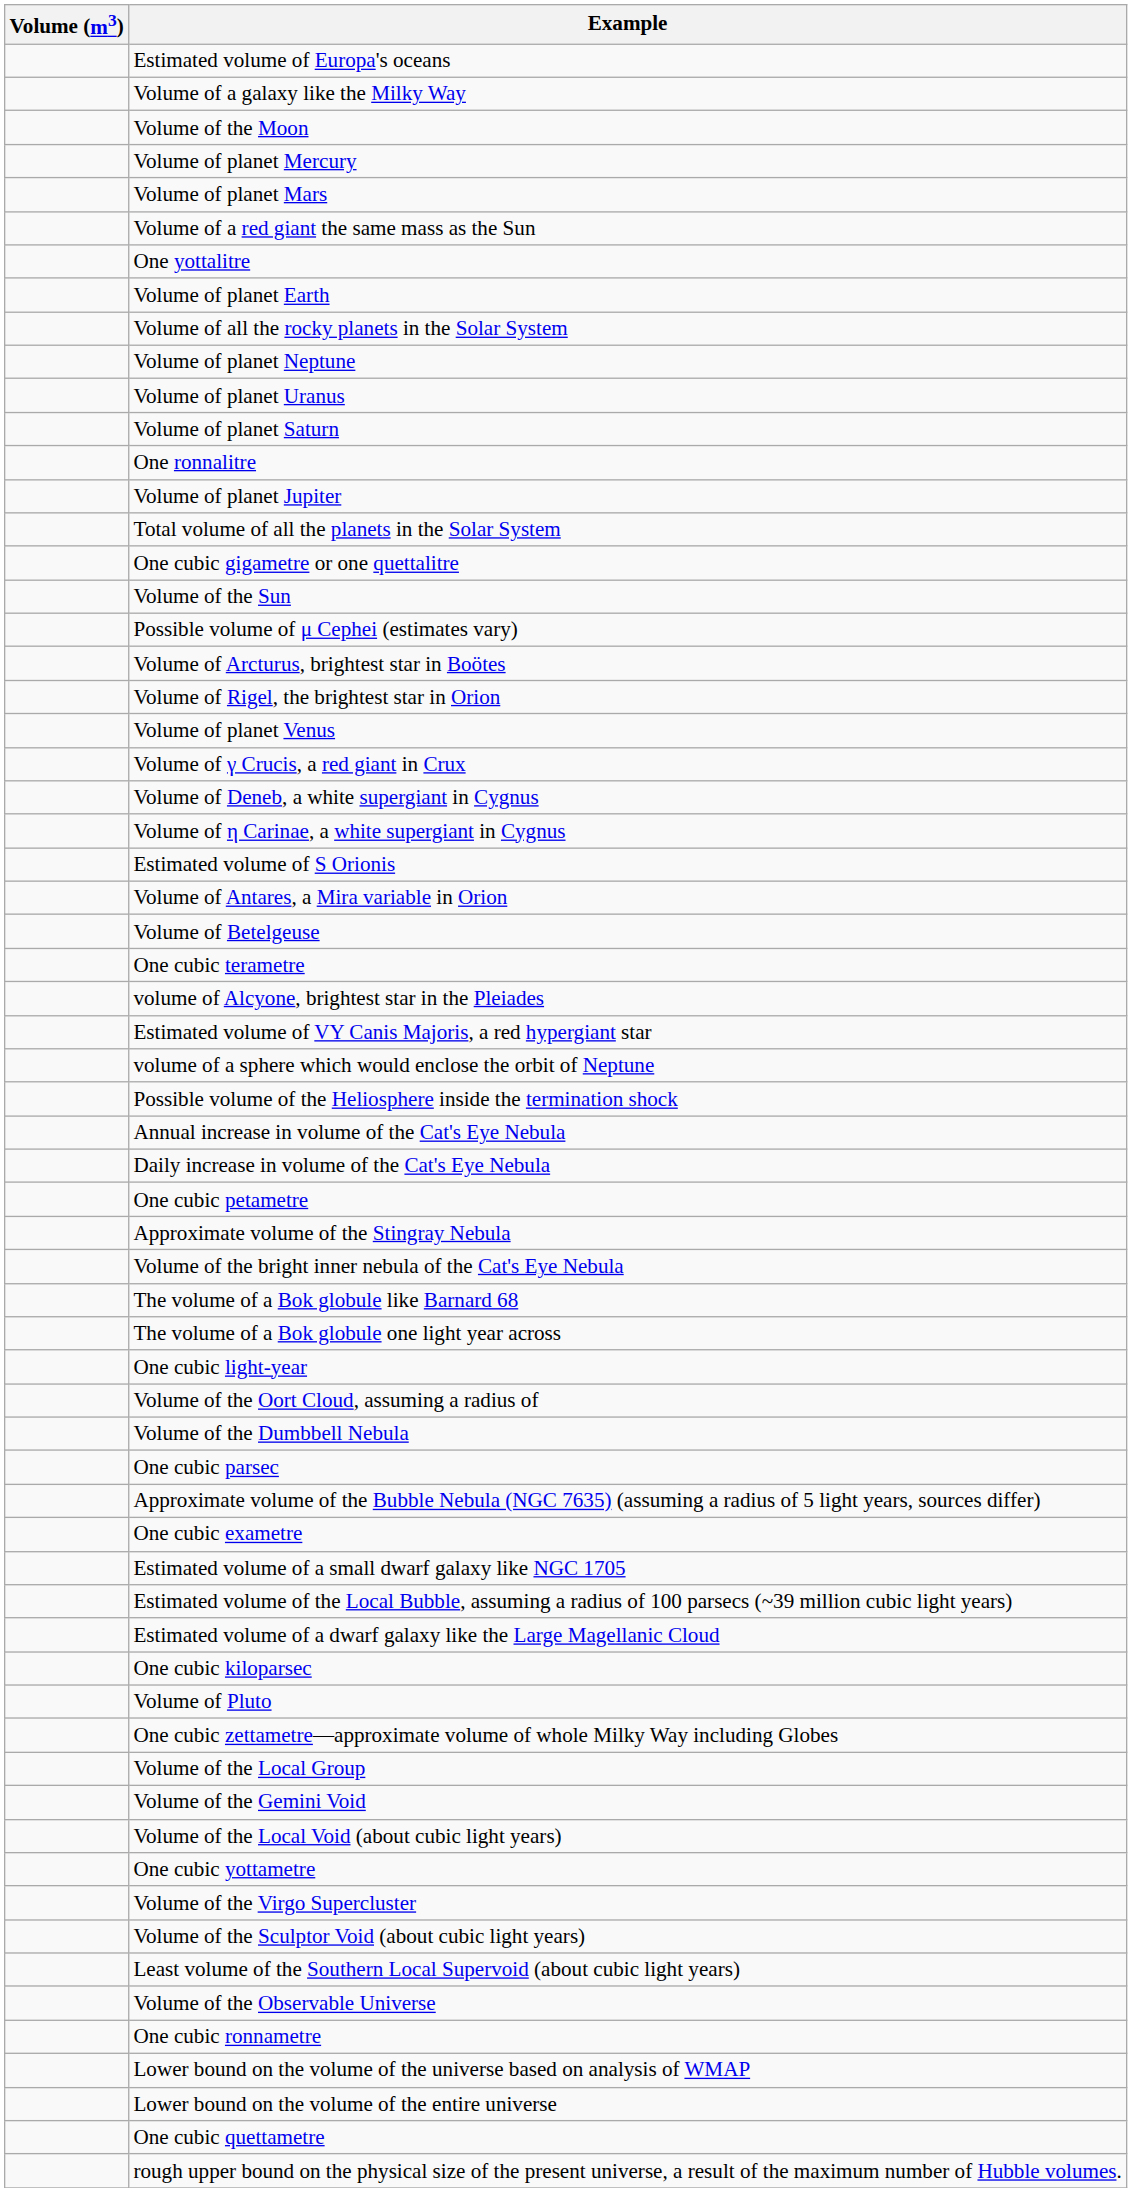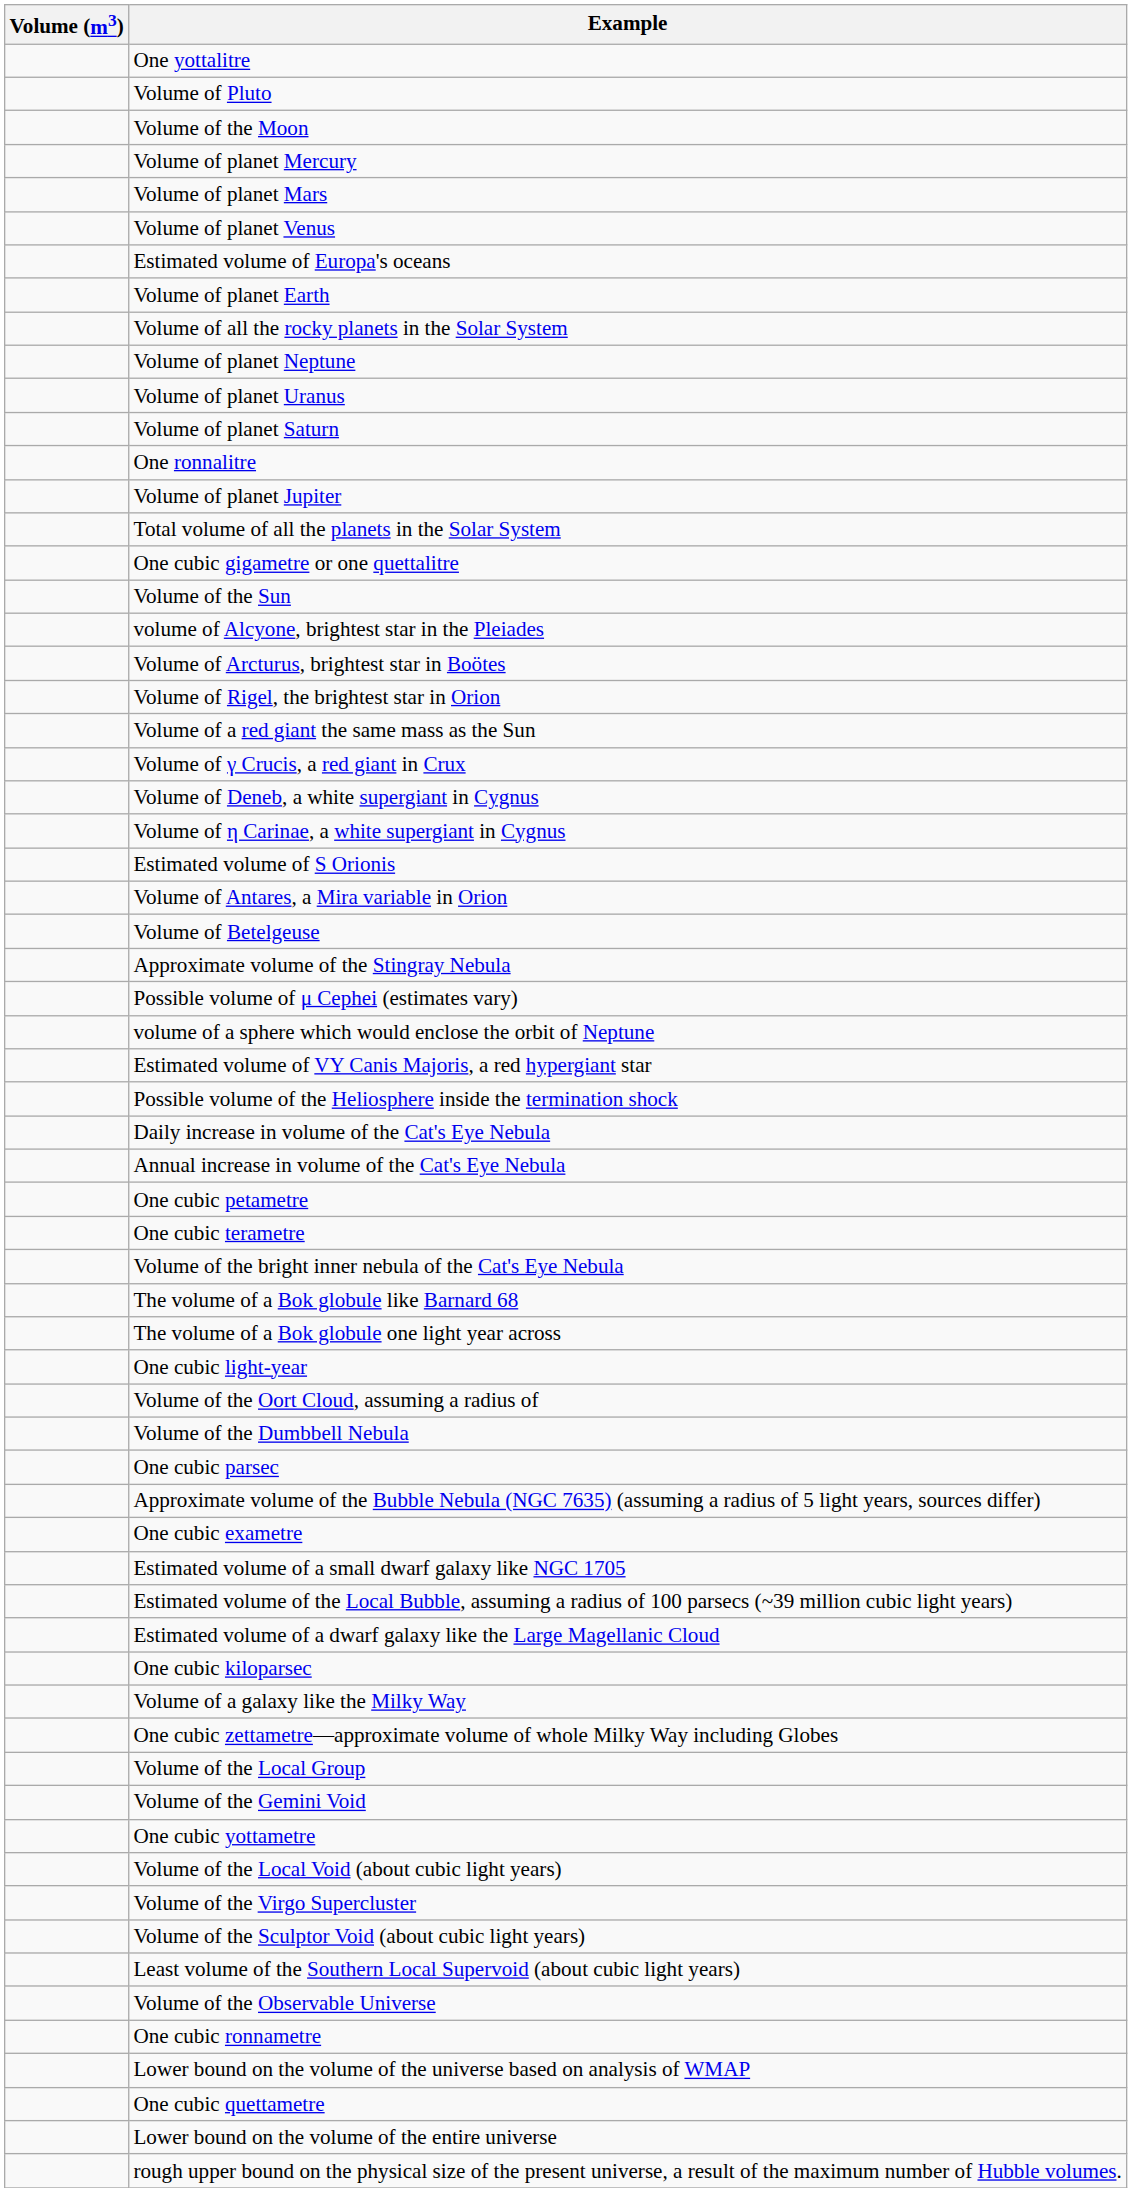rows swapped: (292, 60) <-> (192, 261)
rows swapped: (203, 1701) <-> (300, 93)
rows swapped: (234, 730) <-> (334, 227)
rows swapped: (339, 998) <-> (326, 629)
rows swapped: (219, 964) <-> (322, 1232)
rows swapped: (393, 1031) <-> (394, 1065)
rows swapped: (342, 1165) <-> (349, 1132)
rows swapped: (224, 1869) <-> (348, 1835)
rows swapped: (345, 2103) <-> (229, 2137)
